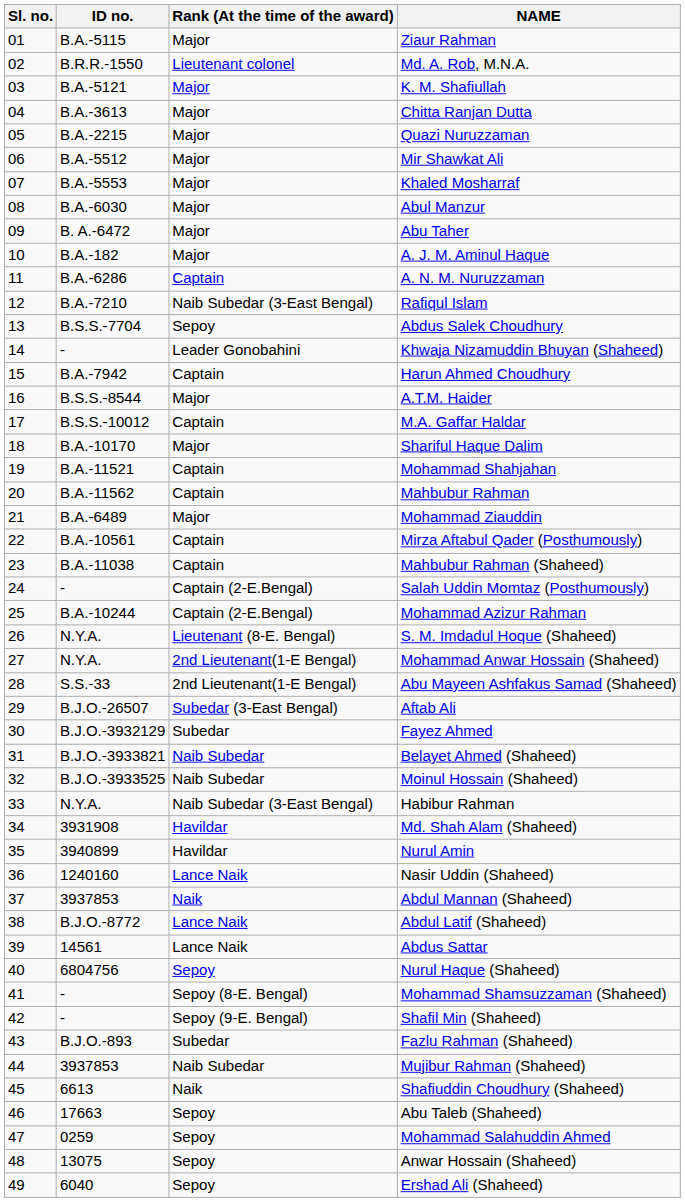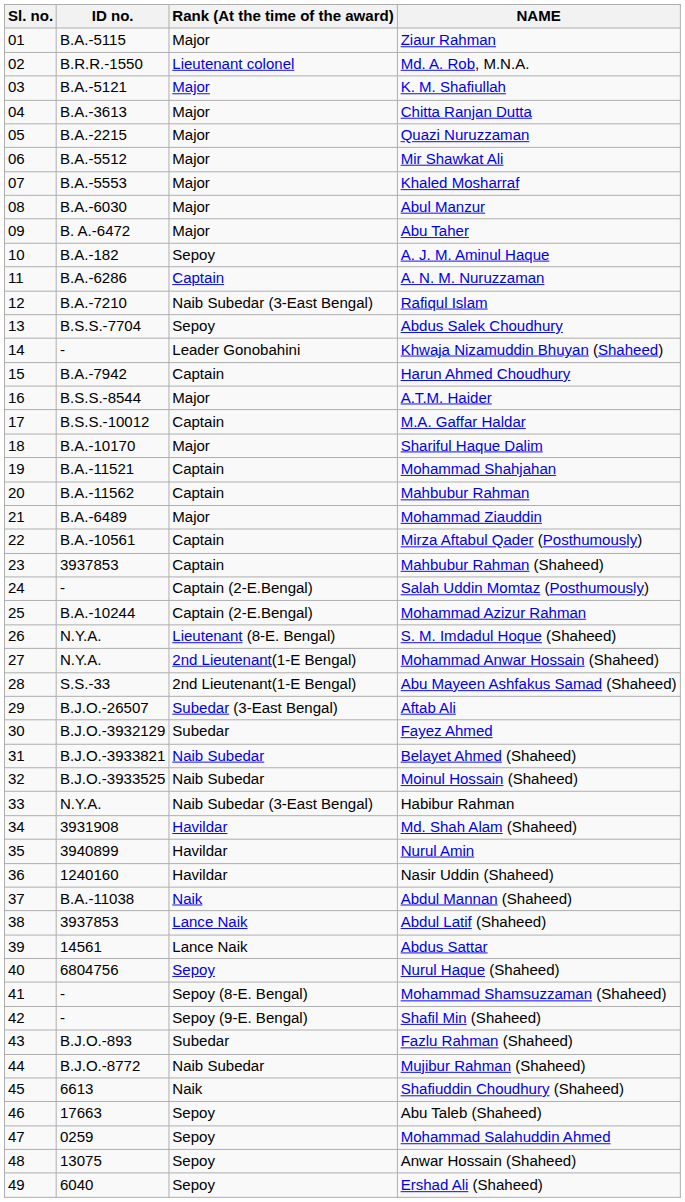(191, 254) Major -> (194, 254) Sepoy
(97, 565) B.A.-11038 -> (89, 565) 3937853
(210, 875) Lance Naik -> (200, 875) Havildar
(89, 898) 3937853 -> (97, 898) B.A.-11038
(100, 922) B.J.O.-8772 -> (89, 922) 3937853
(89, 1065) 3937853 -> (100, 1065) B.J.O.-8772
